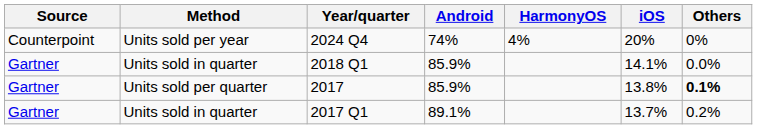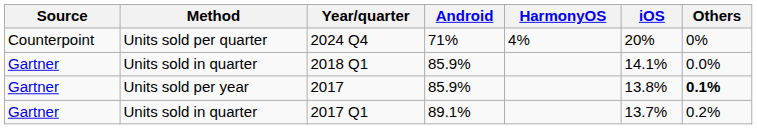(186, 40) Units sold per year -> (195, 40) Units sold per quarter
(443, 40) 74% -> (443, 40) 71%
(195, 87) Units sold per quarter -> (186, 87) Units sold per year
